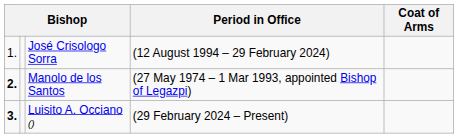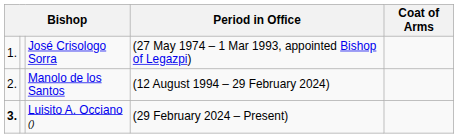(231, 52) (12 August 1994 – 29 February 2024) -> (255, 52) (27 May 1974 – 1 Mar 1993, appointed Bishop of Legazpi)
(12, 84) bold -> (12, 84) normal
(255, 84) (27 May 1974 – 1 Mar 1993, appointed Bishop of Legazpi) -> (231, 84) (12 August 1994 – 29 February 2024)
